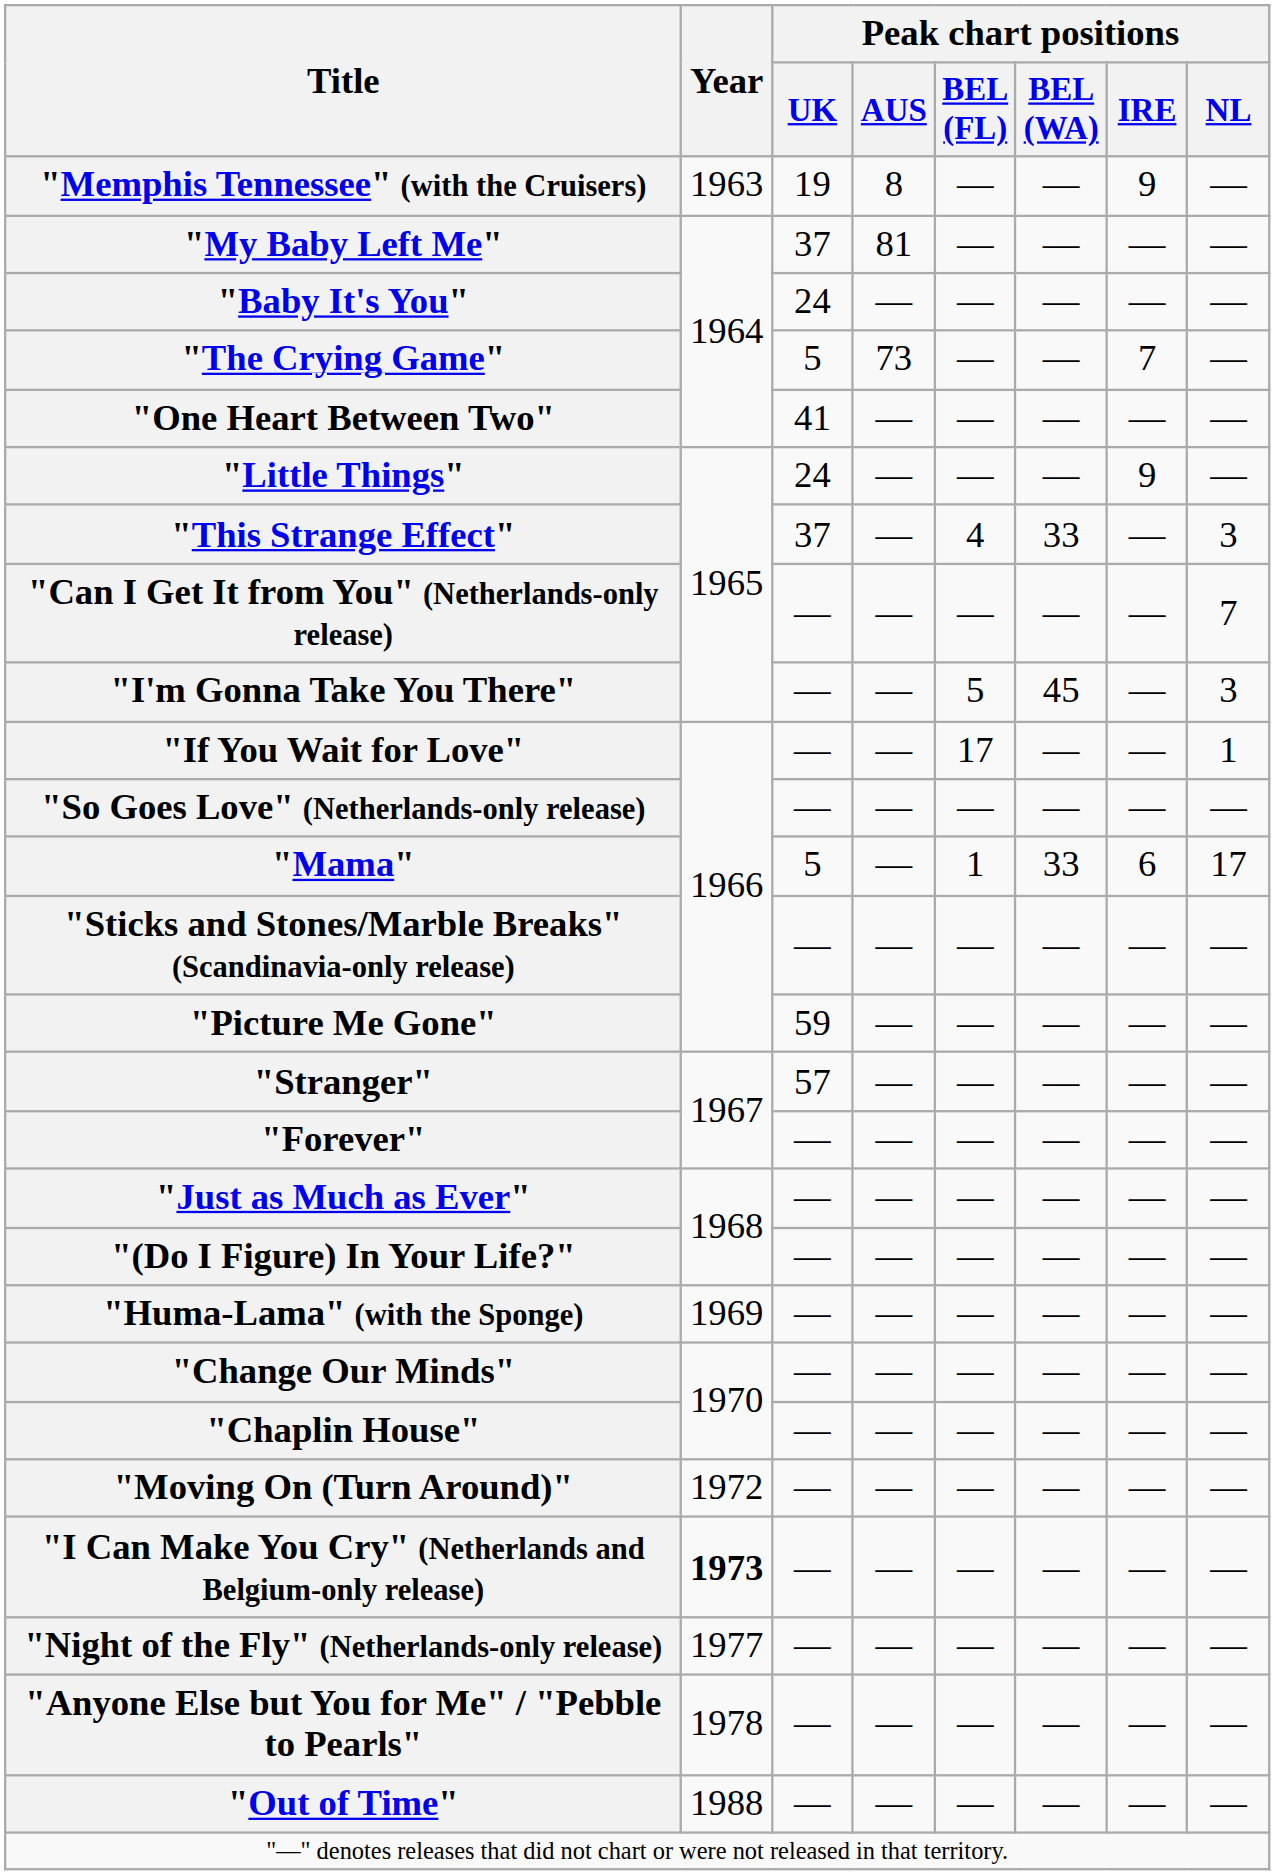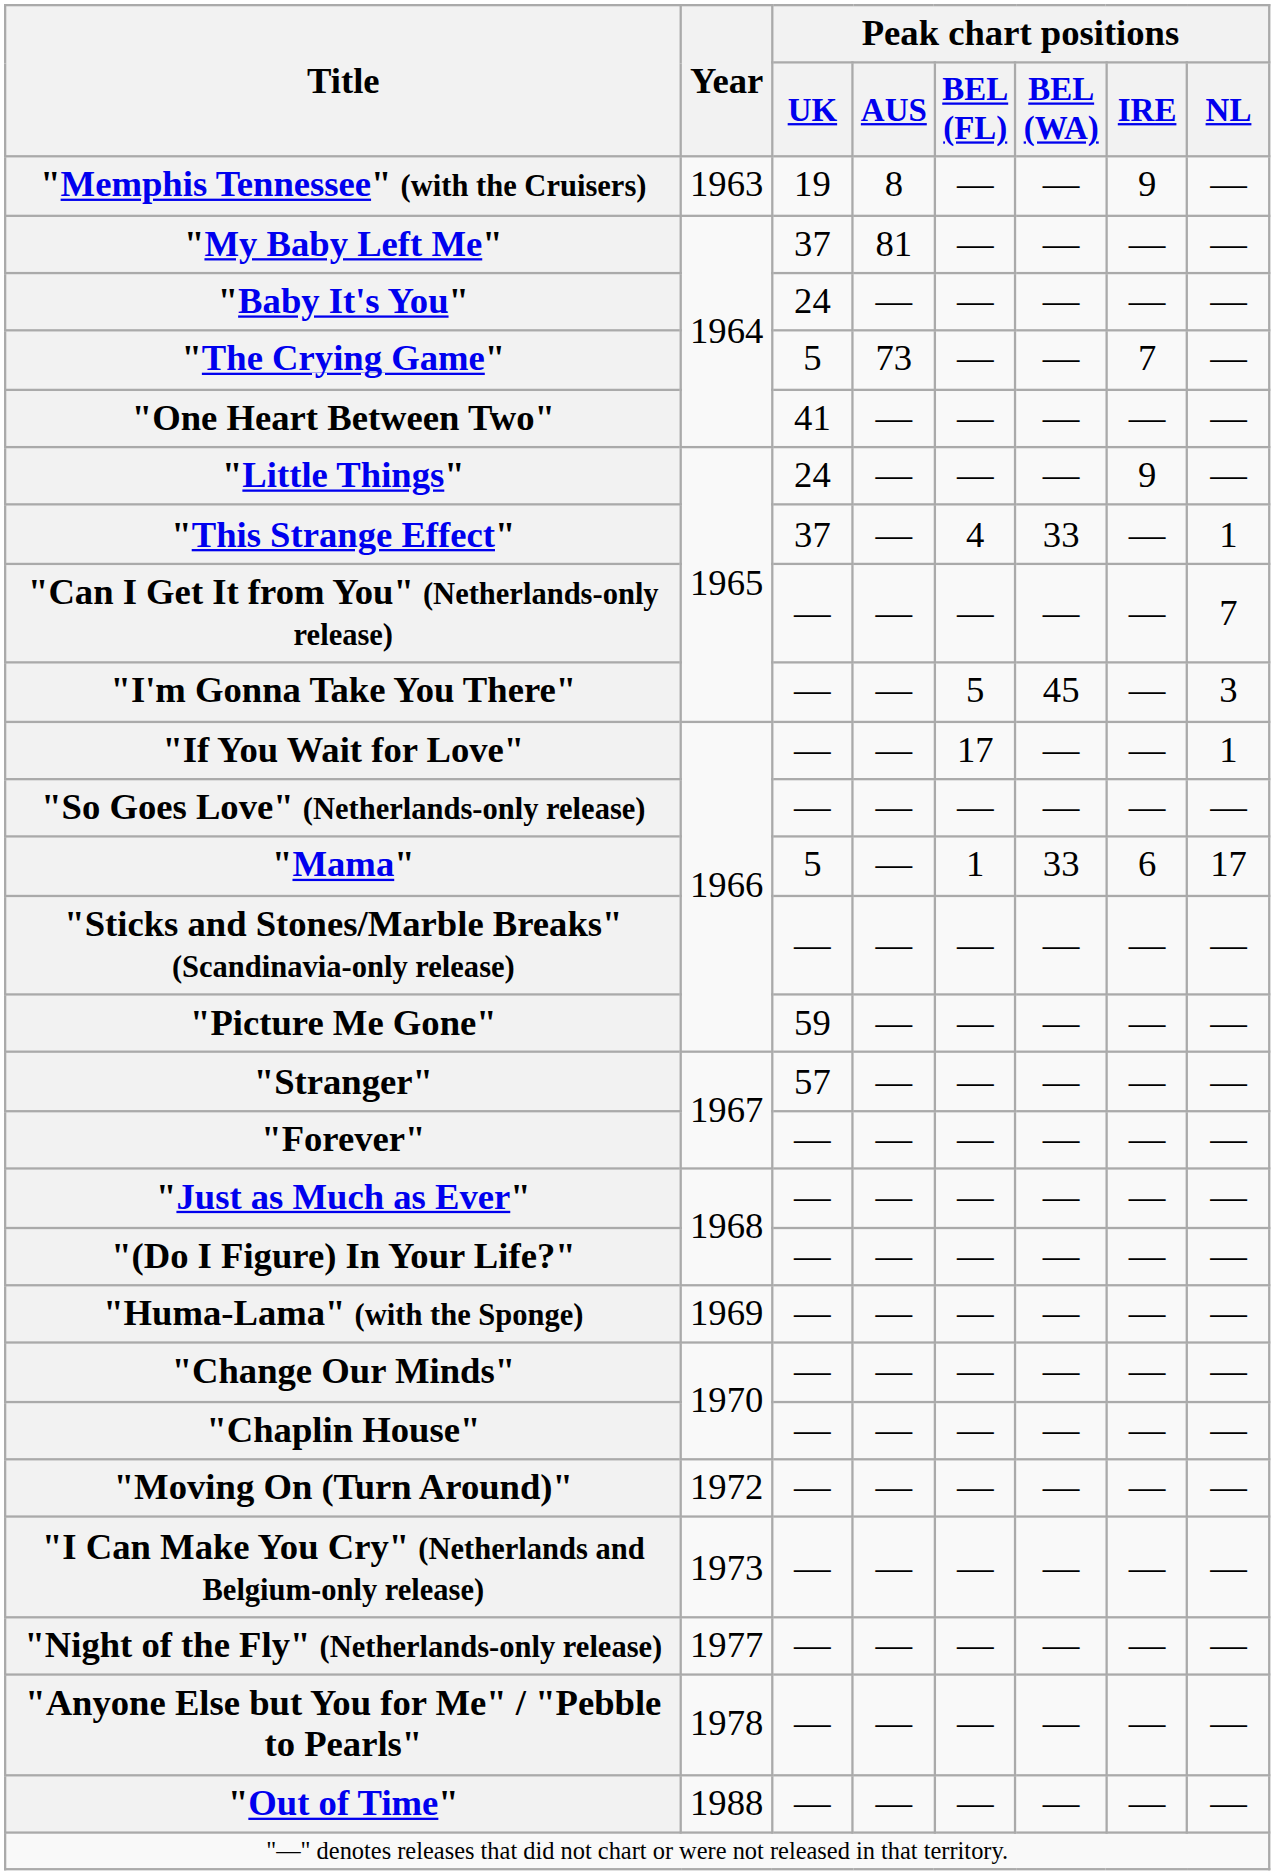(1229, 533) 3 -> (1229, 533) 1
(727, 1566) bold -> (727, 1566) normal
